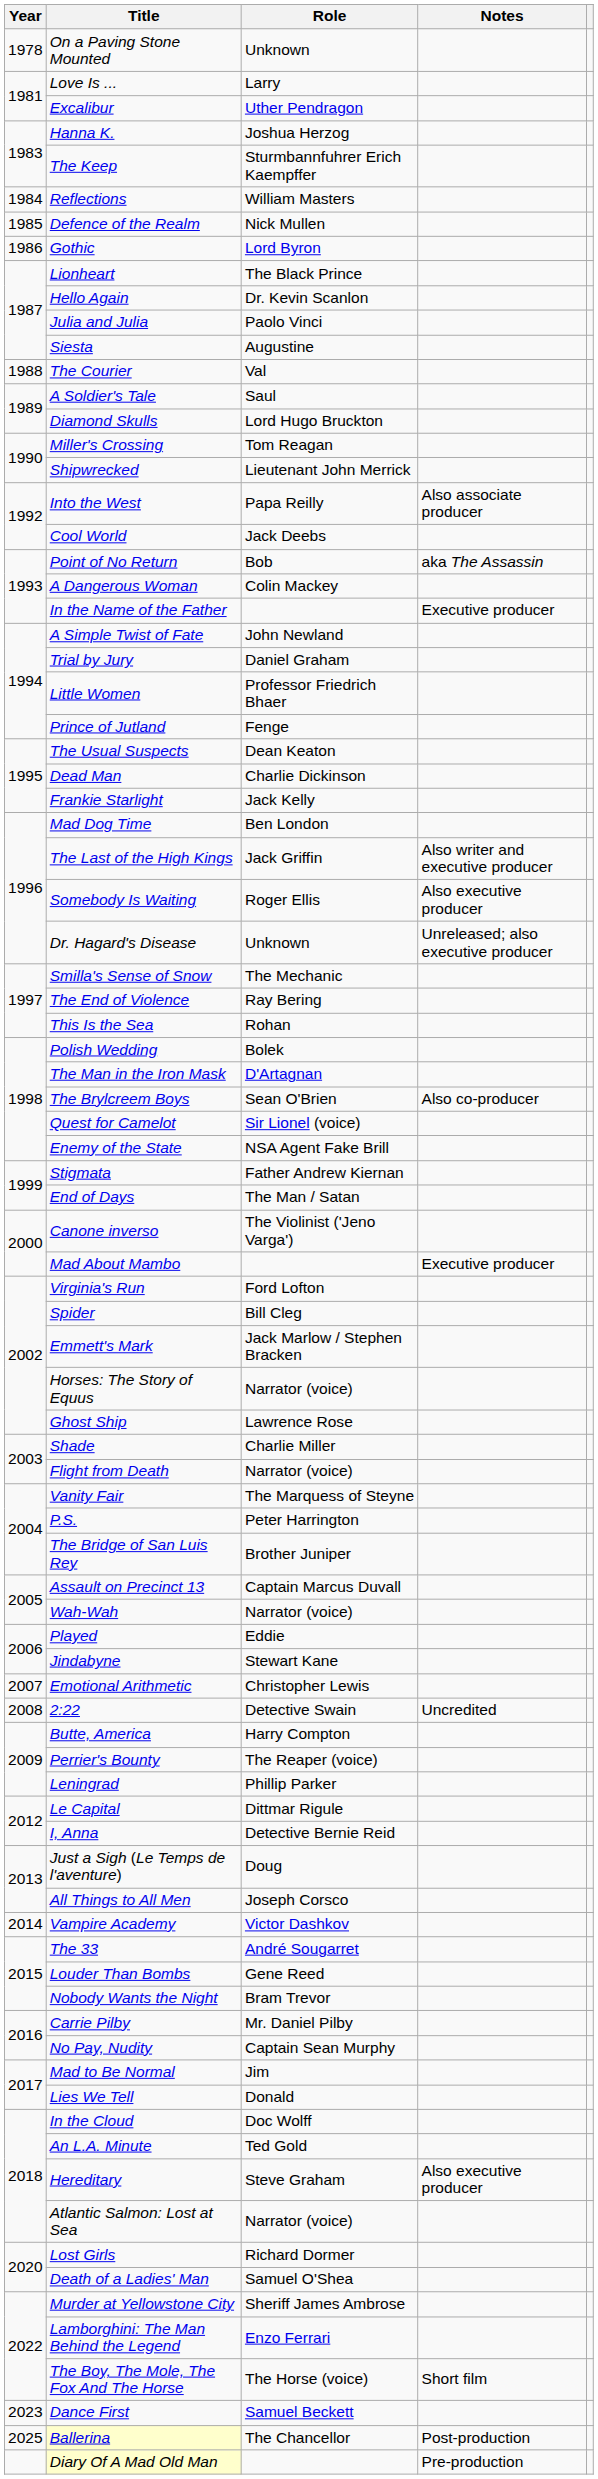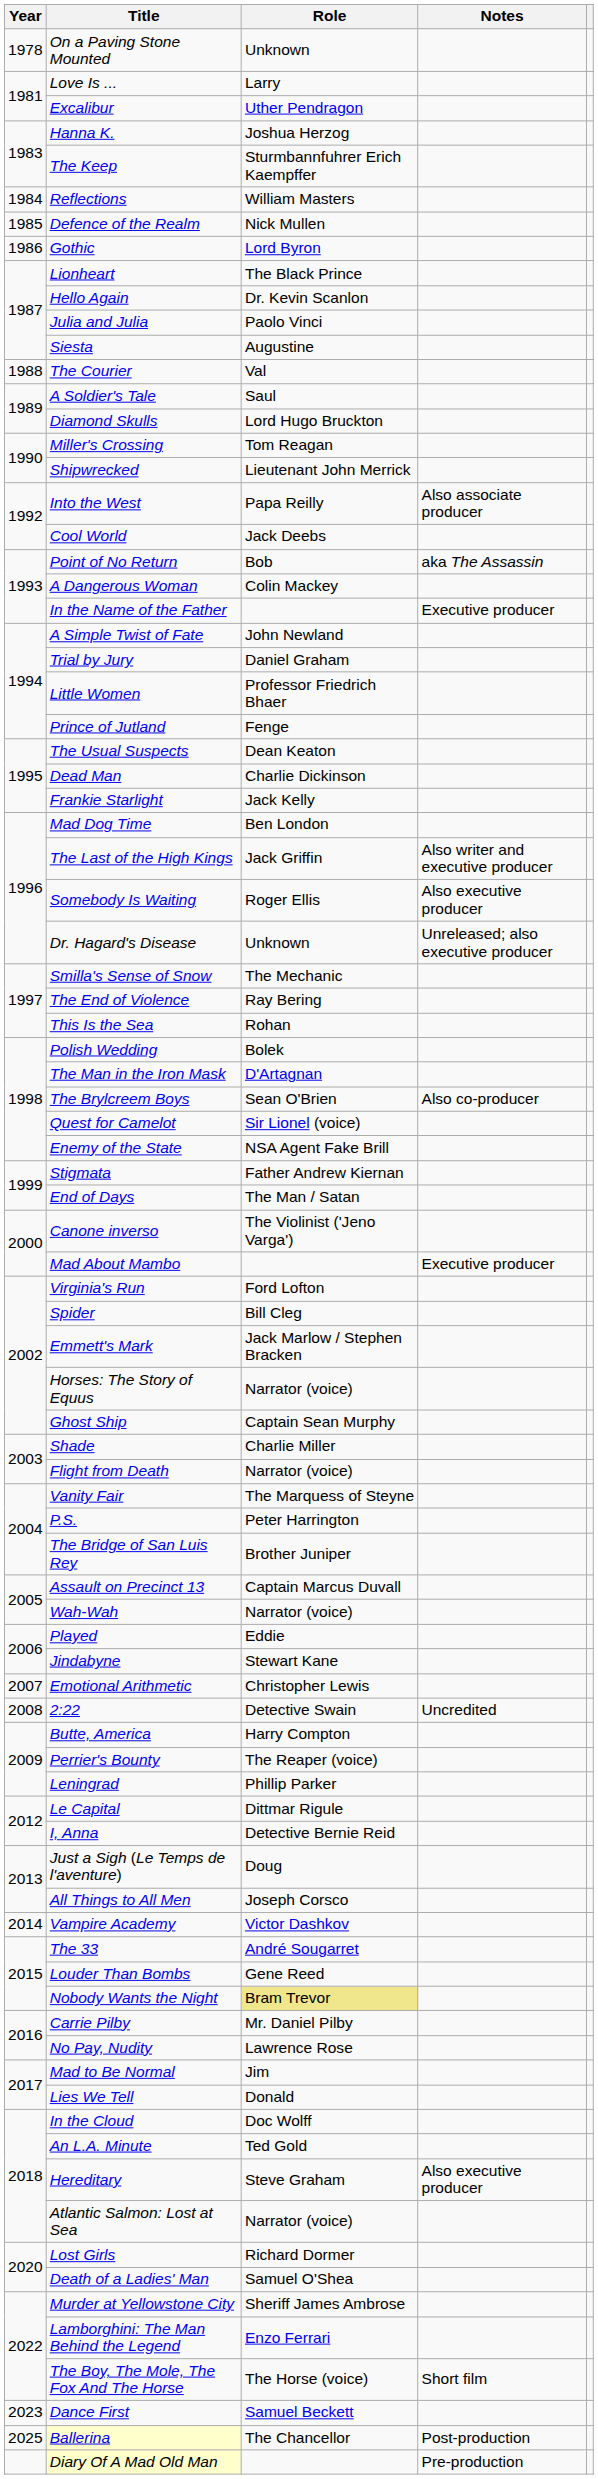(299, 1422) Lawrence Rose -> (320, 1422) Captain Sean Murphy
(288, 1998) no background -> (288, 1998) khaki background
(320, 2047) Captain Sean Murphy -> (299, 2047) Lawrence Rose
